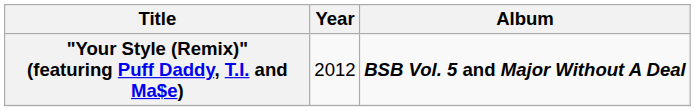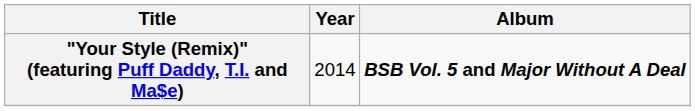(335, 69) 2012 -> (335, 69) 2014
